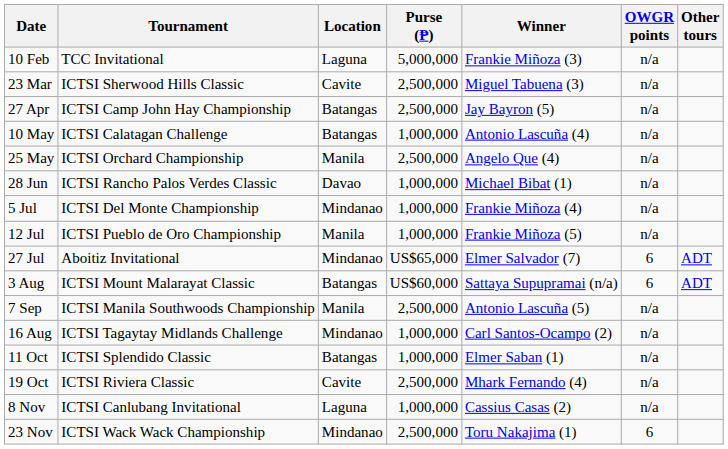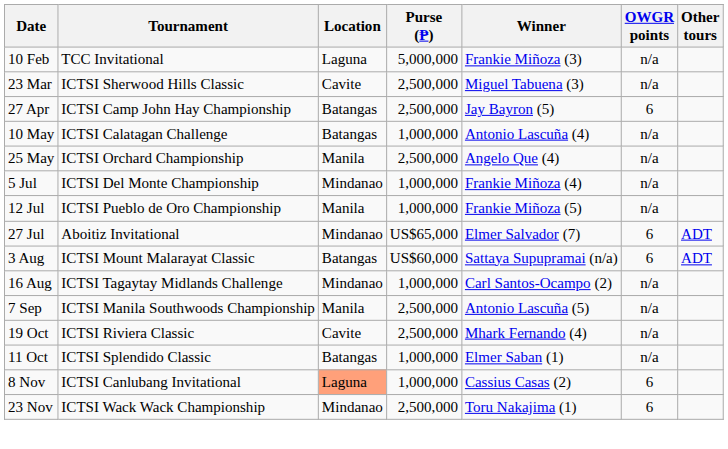(649, 109) n/a -> (649, 109) 6
- row: (28, 183)
rows swapped: (30, 332) <-> (25, 307)
rows swapped: (28, 357) <-> (28, 382)
(344, 407) no background -> (344, 382) lightsalmon background
(649, 407) n/a -> (649, 382) 6
